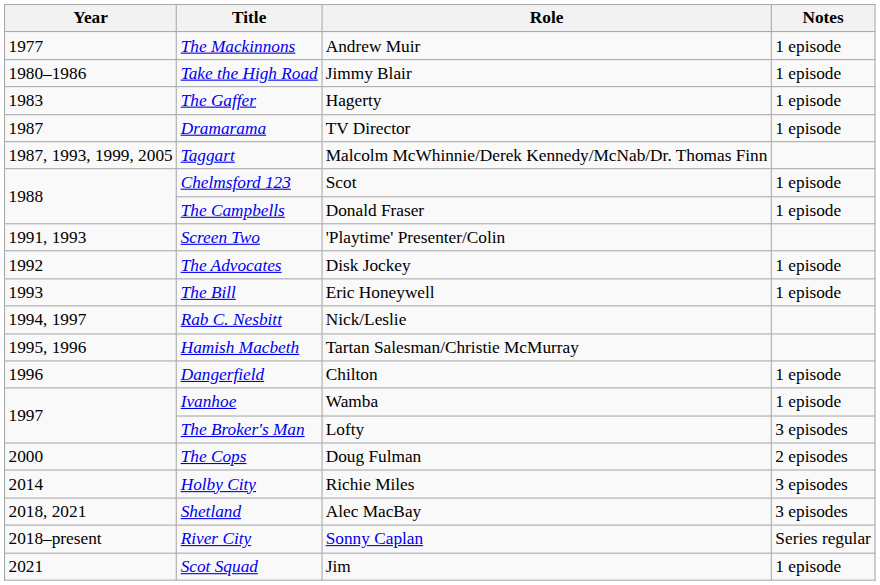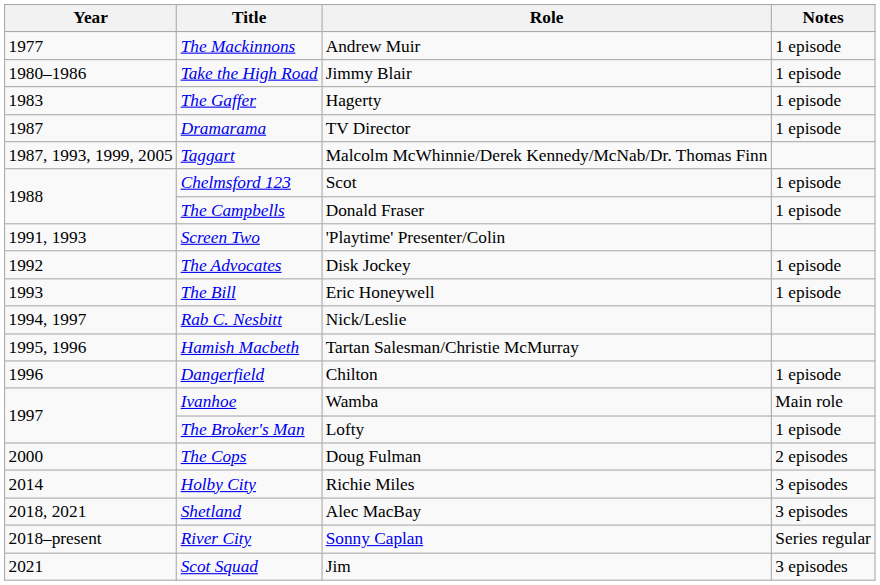(808, 401) 1 episode -> (809, 401) Main role
(812, 429) 3 episodes -> (808, 429) 1 episode
(808, 566) 1 episode -> (812, 566) 3 episodes
